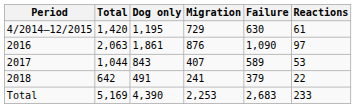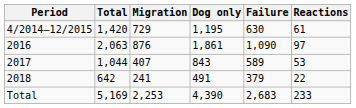columns swapped: (157, 13) <-> (214, 13)
